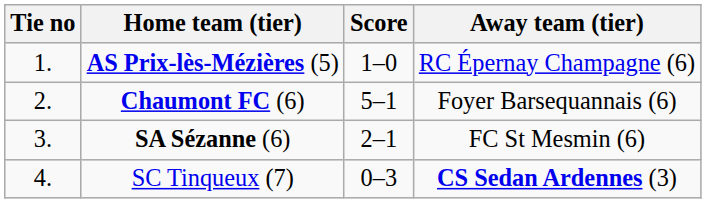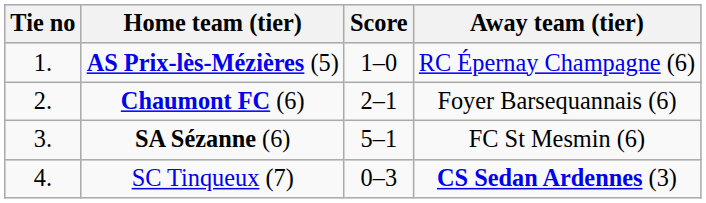(379, 100) 5–1 -> (379, 100) 2–1
(379, 139) 2–1 -> (379, 139) 5–1
